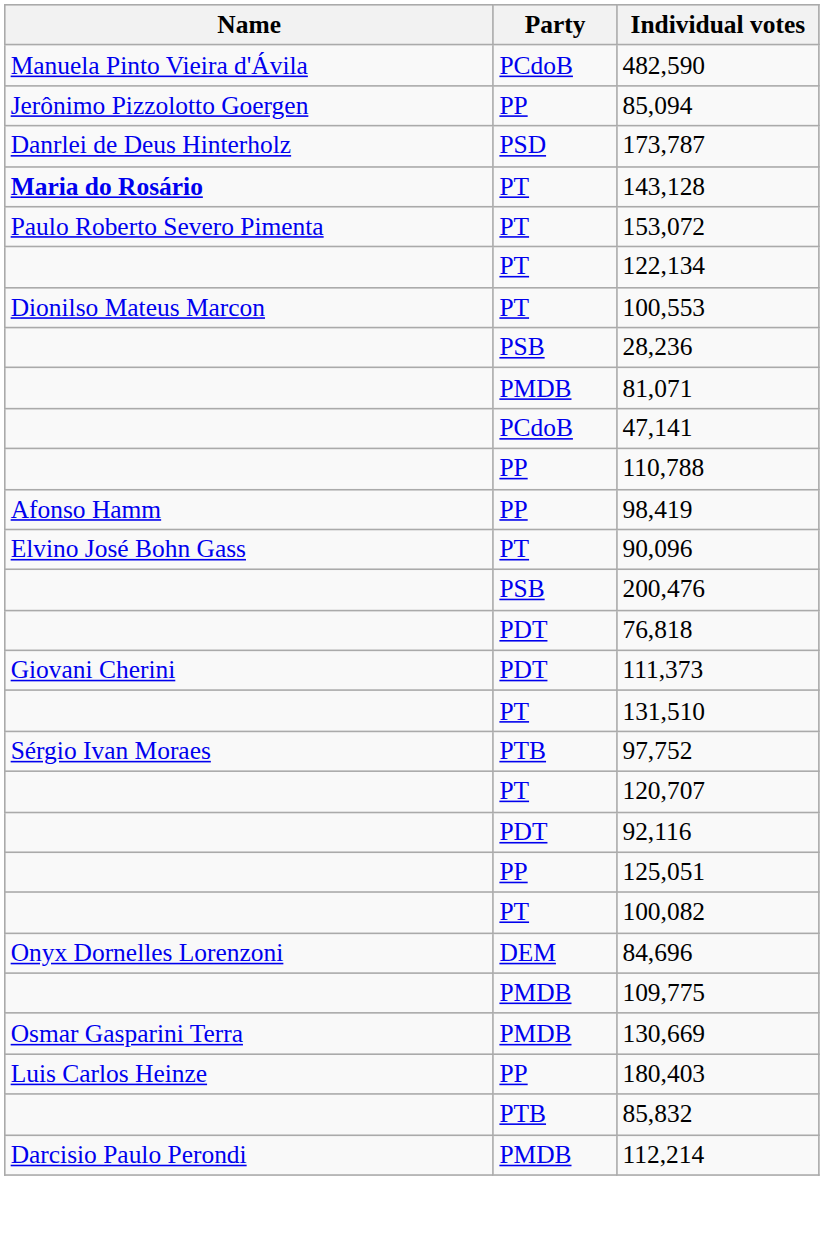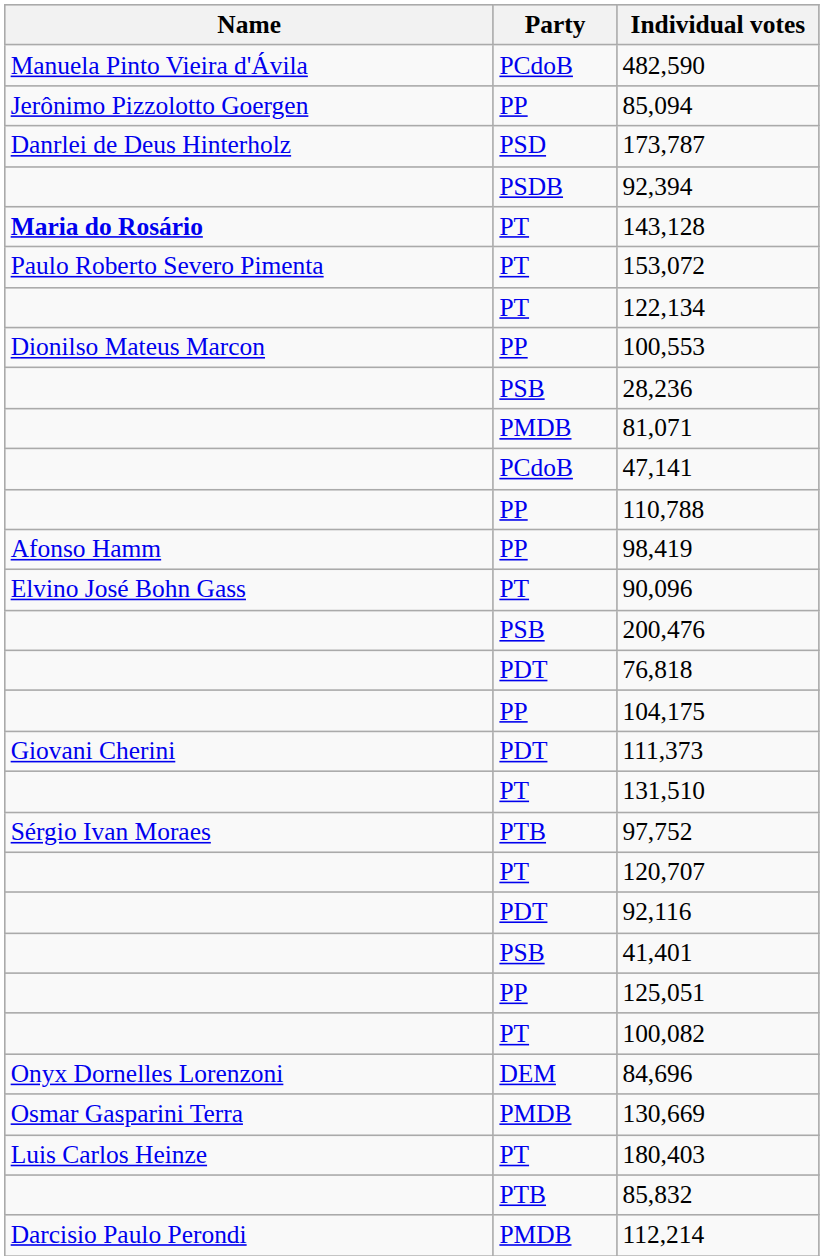+ row: (657, 186)
(514, 307) PT -> (514, 347) PP
+ row: (664, 710)
+ row: (657, 952)
- row: (664, 992)
(514, 1073) PP -> (514, 1154) PT
